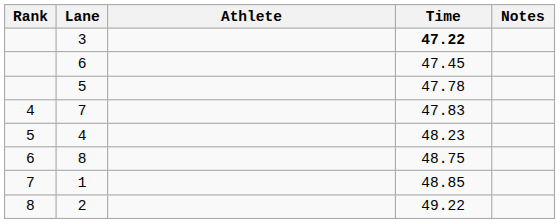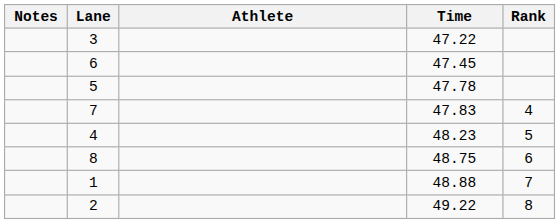columns swapped: (30, 16) <-> (523, 16)
(443, 40) bold -> (454, 40) normal
(443, 183) 48.85 -> (454, 183) 48.88
